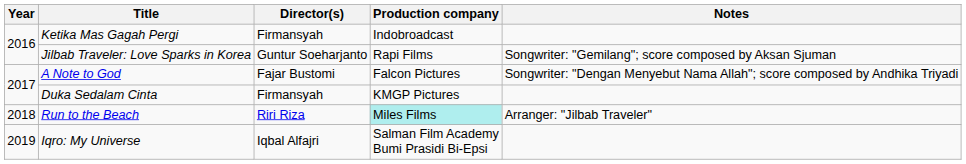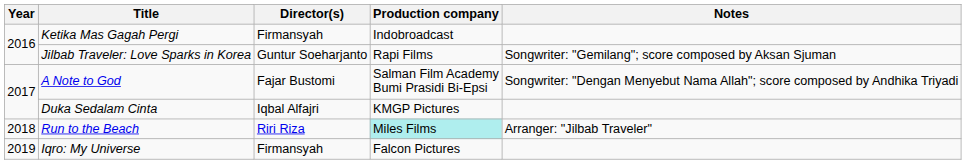(417, 74) Falcon Pictures -> (436, 81) Salman Film Academy Bumi Prasidi Bi-Epsi
(290, 94) Firmansyah -> (288, 108) Iqbal Alfajri
(288, 141) Iqbal Alfajri -> (290, 149) Firmansyah
(436, 141) Salman Film Academy Bumi Prasidi Bi-Epsi -> (417, 149) Falcon Pictures
